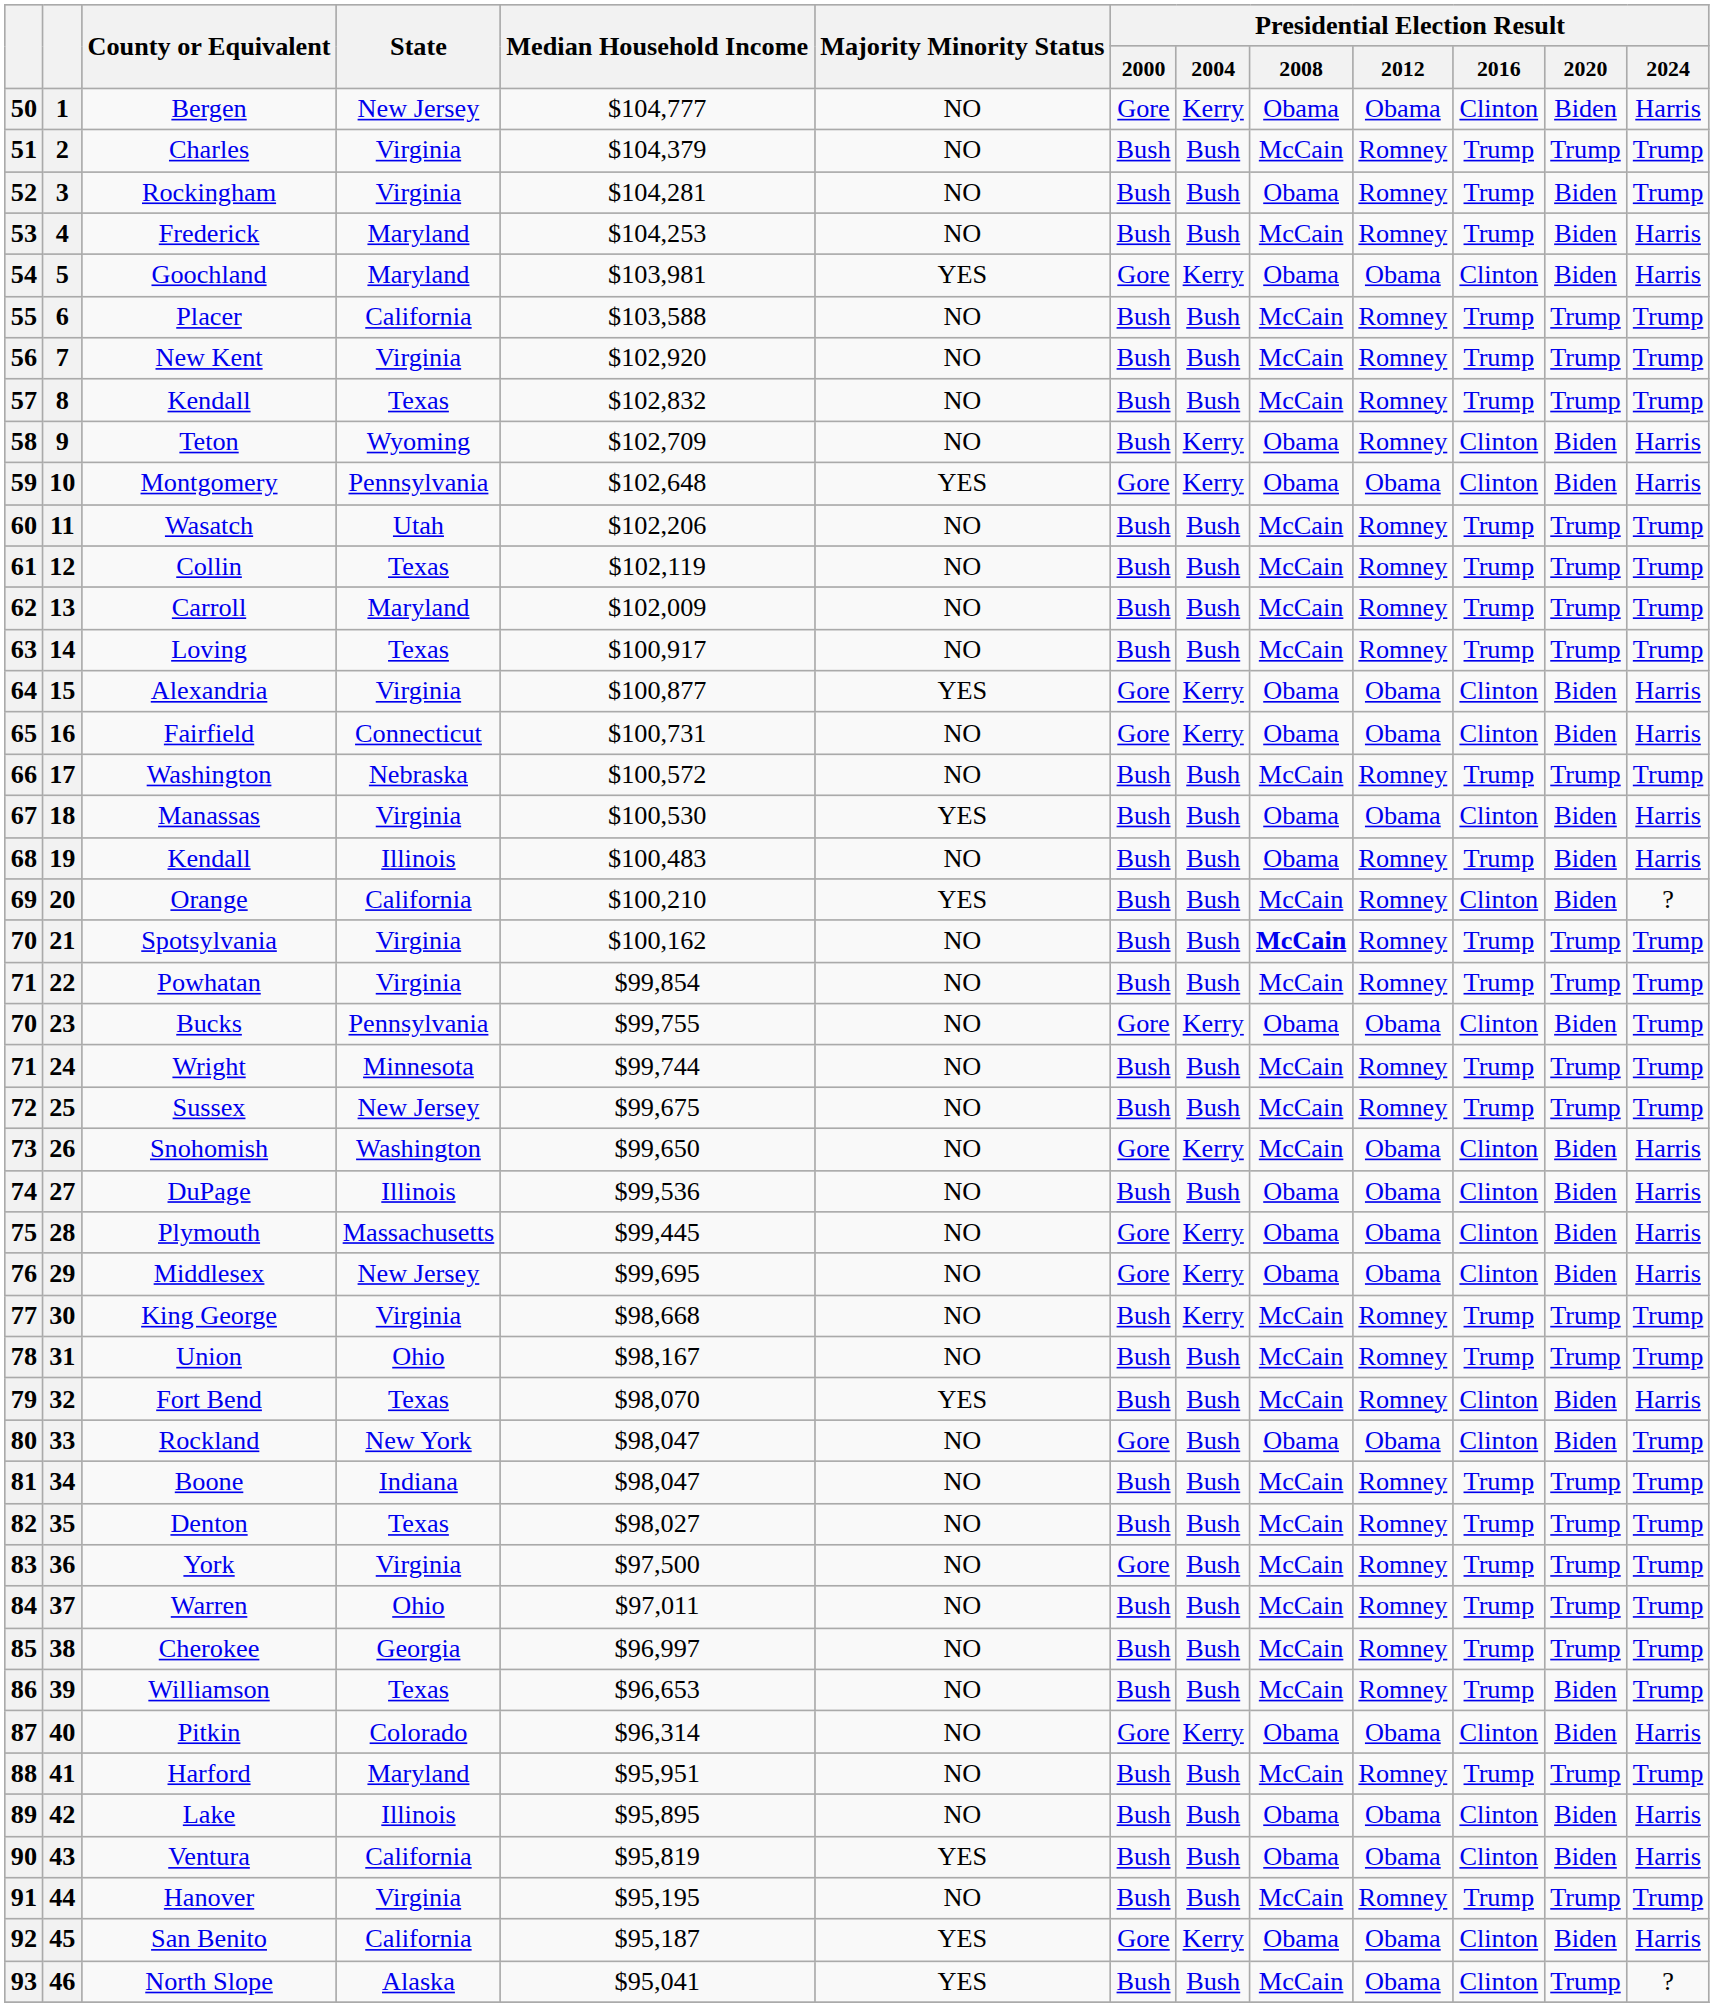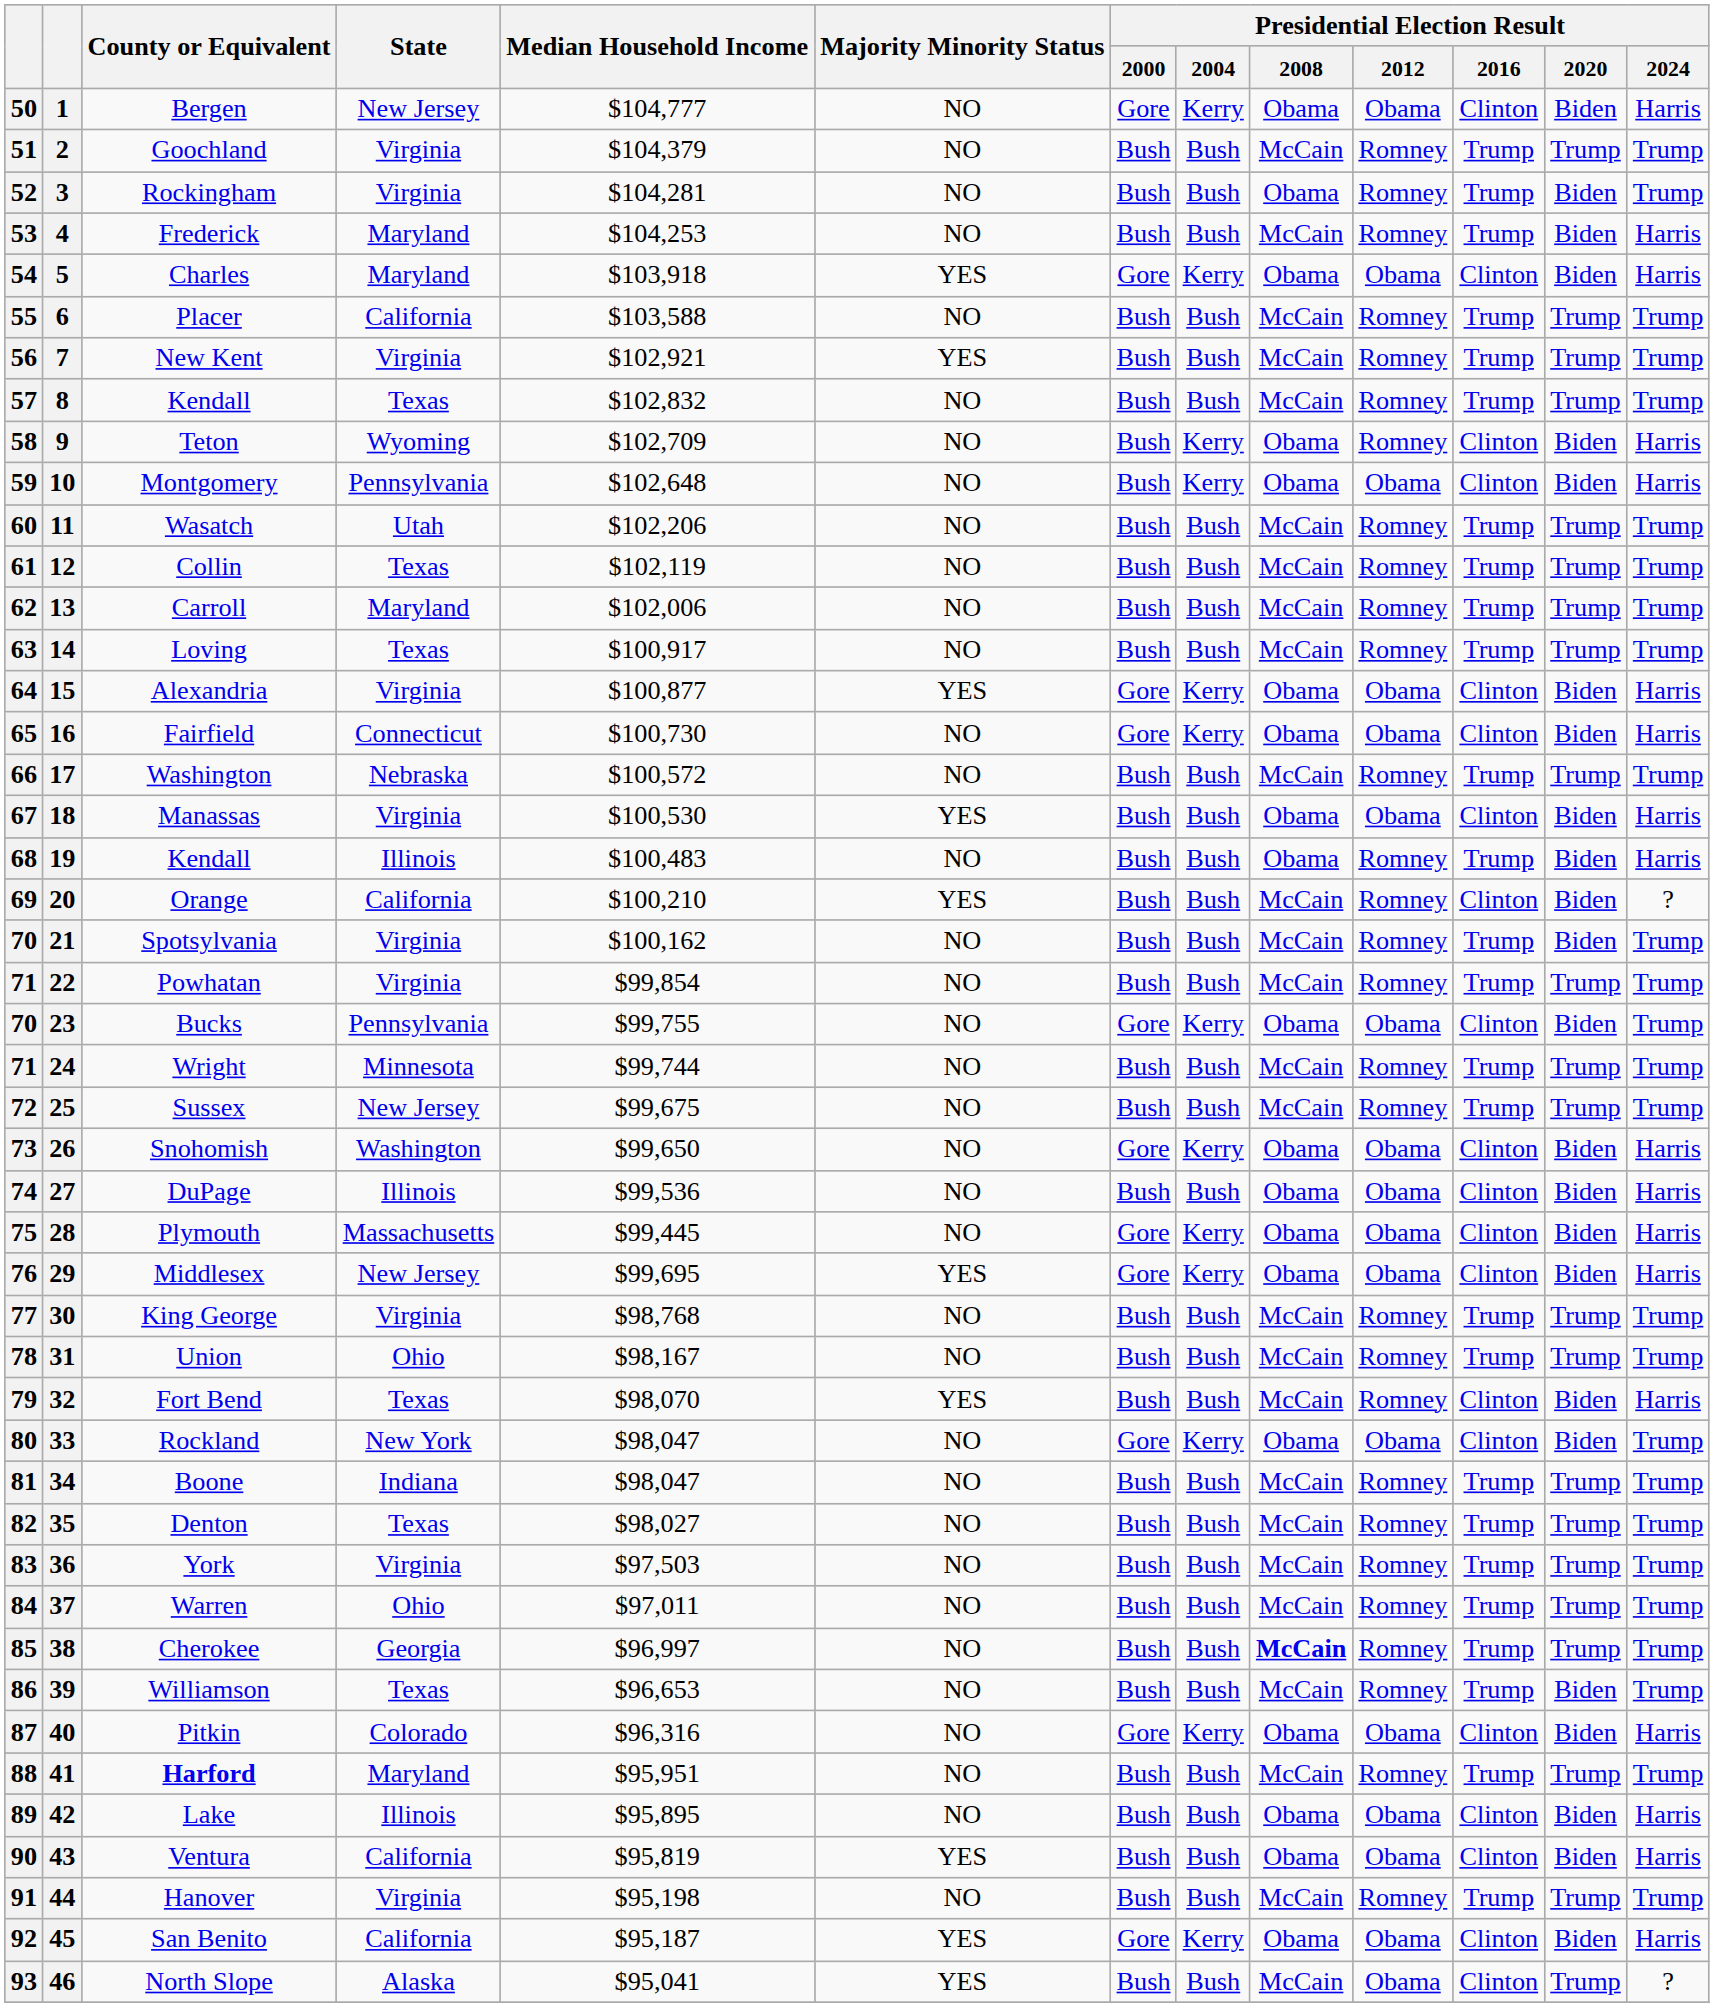(209, 150) Charles -> (209, 150) Goochland
(209, 274) Goochland -> (209, 274) Charles
(657, 274) $103,981 -> (657, 274) $103,918
(657, 358) $102,920 -> (657, 358) $102,921
(962, 358) NO -> (962, 358) YES
(962, 483) YES -> (962, 483) NO
(1144, 483) Gore -> (1144, 483) Bush
(657, 607) $102,009 -> (657, 607) $102,006
(657, 732) $100,731 -> (657, 732) $100,730
(1301, 940) bold -> (1301, 940) normal
(1585, 940) Trump -> (1585, 940) Biden
(1301, 1148) McCain -> (1301, 1148) Obama
(962, 1273) NO -> (962, 1273) YES
(657, 1315) $98,668 -> (657, 1315) $98,768
(1213, 1315) Kerry -> (1213, 1315) Bush
(1213, 1440) Bush -> (1213, 1440) Kerry
(657, 1565) $97,500 -> (657, 1565) $97,503
(1144, 1565) Gore -> (1144, 1565) Bush
(1301, 1648) normal -> (1301, 1648) bold
(657, 1731) $96,314 -> (657, 1731) $96,316
(209, 1773) normal -> (209, 1773) bold
(657, 1897) $95,195 -> (657, 1897) $95,198
